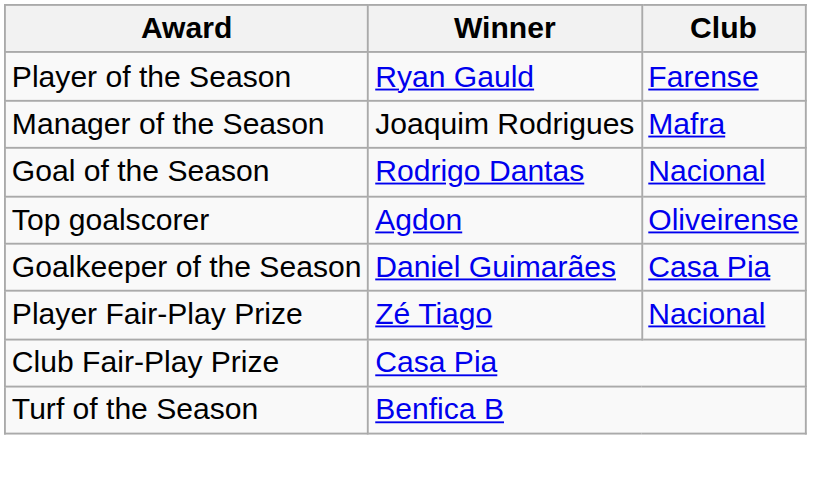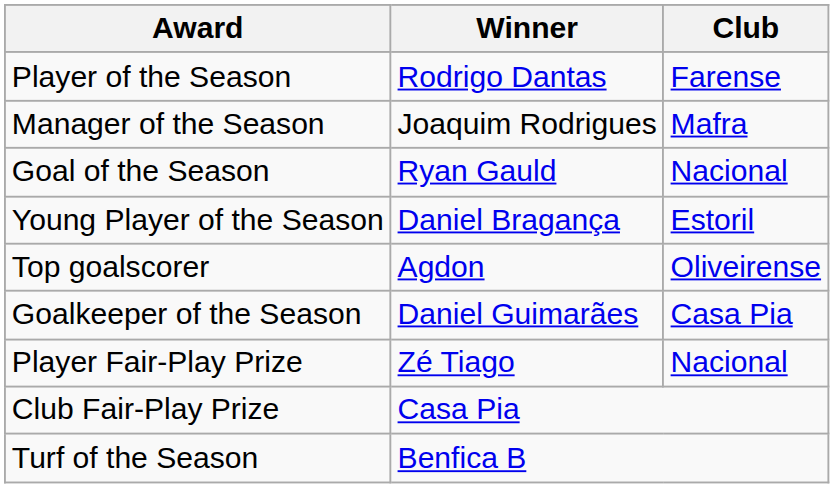(455, 76) Ryan Gauld -> (502, 76) Rodrigo Dantas
(480, 171) Rodrigo Dantas -> (477, 171) Ryan Gauld
+ row: (198, 219)
